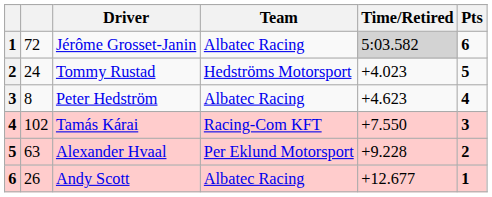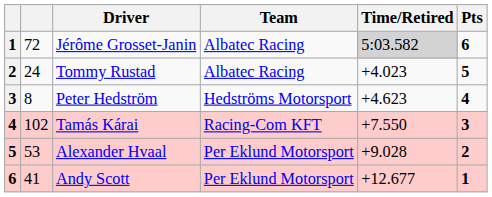(278, 71) Hedströms Motorsport -> (254, 71) Albatec Racing
(254, 98) Albatec Racing -> (278, 98) Hedströms Motorsport
(32, 152) 63 -> (32, 152) 53
(384, 152) +9.228 -> (384, 152) +9.028
(32, 178) 26 -> (32, 178) 41
(254, 178) Albatec Racing -> (279, 178) Per Eklund Motorsport
